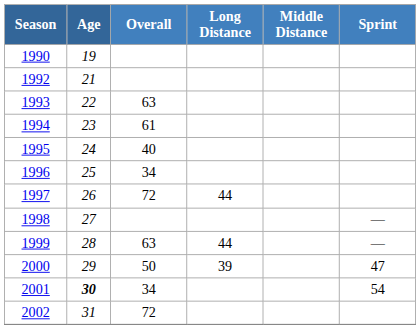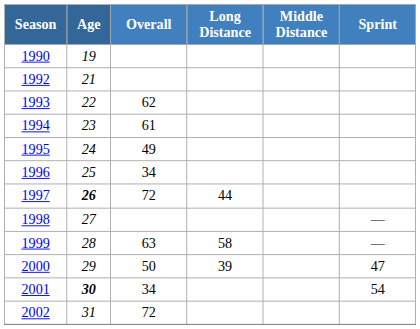(149, 103) 63 -> (149, 103) 62
(149, 149) 40 -> (149, 149) 49
(89, 196) normal -> (89, 196) bold
(225, 242) 44 -> (225, 242) 58
